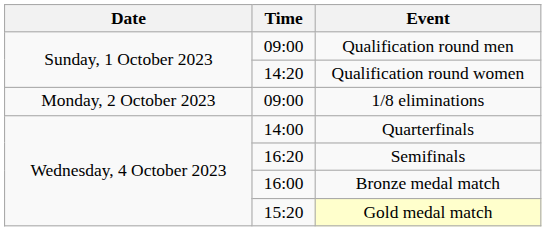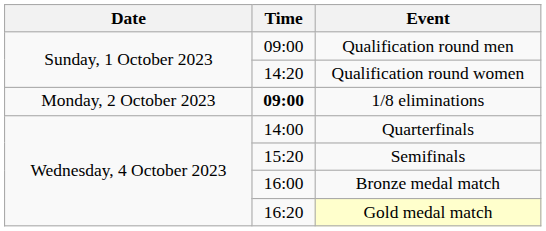(284, 101) normal -> (284, 101) bold
(284, 156) 16:20 -> (284, 156) 15:20
(284, 211) 15:20 -> (284, 211) 16:20
